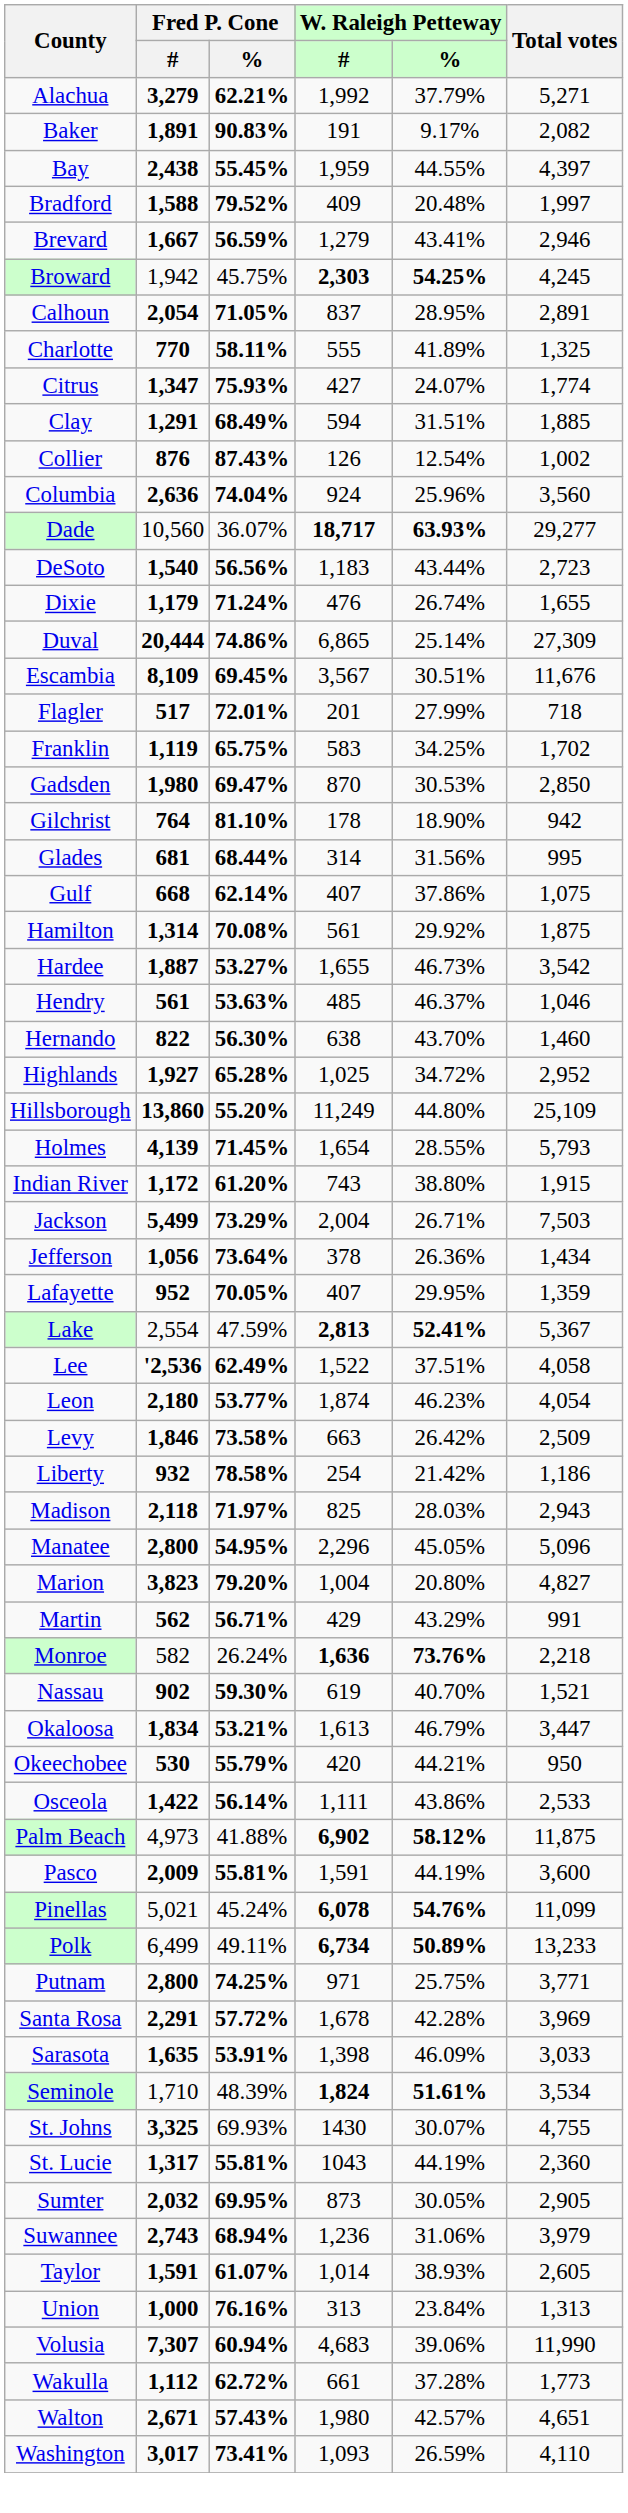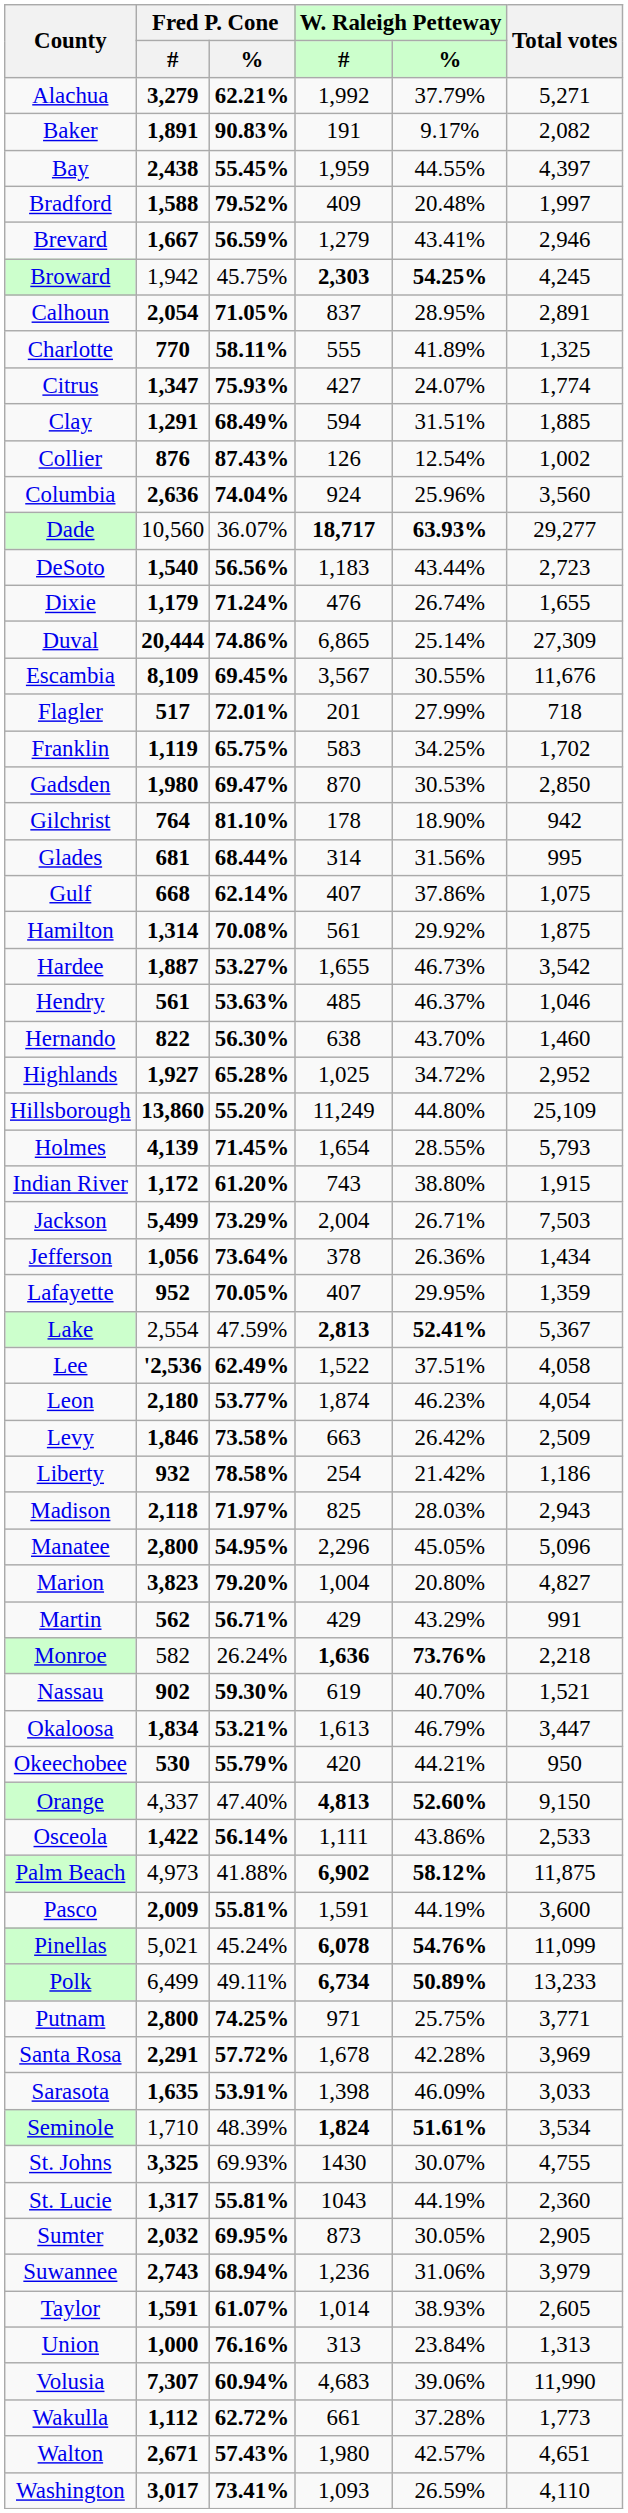(450, 675) 30.51% -> (450, 675) 30.55%
+ row: (70, 1800)
